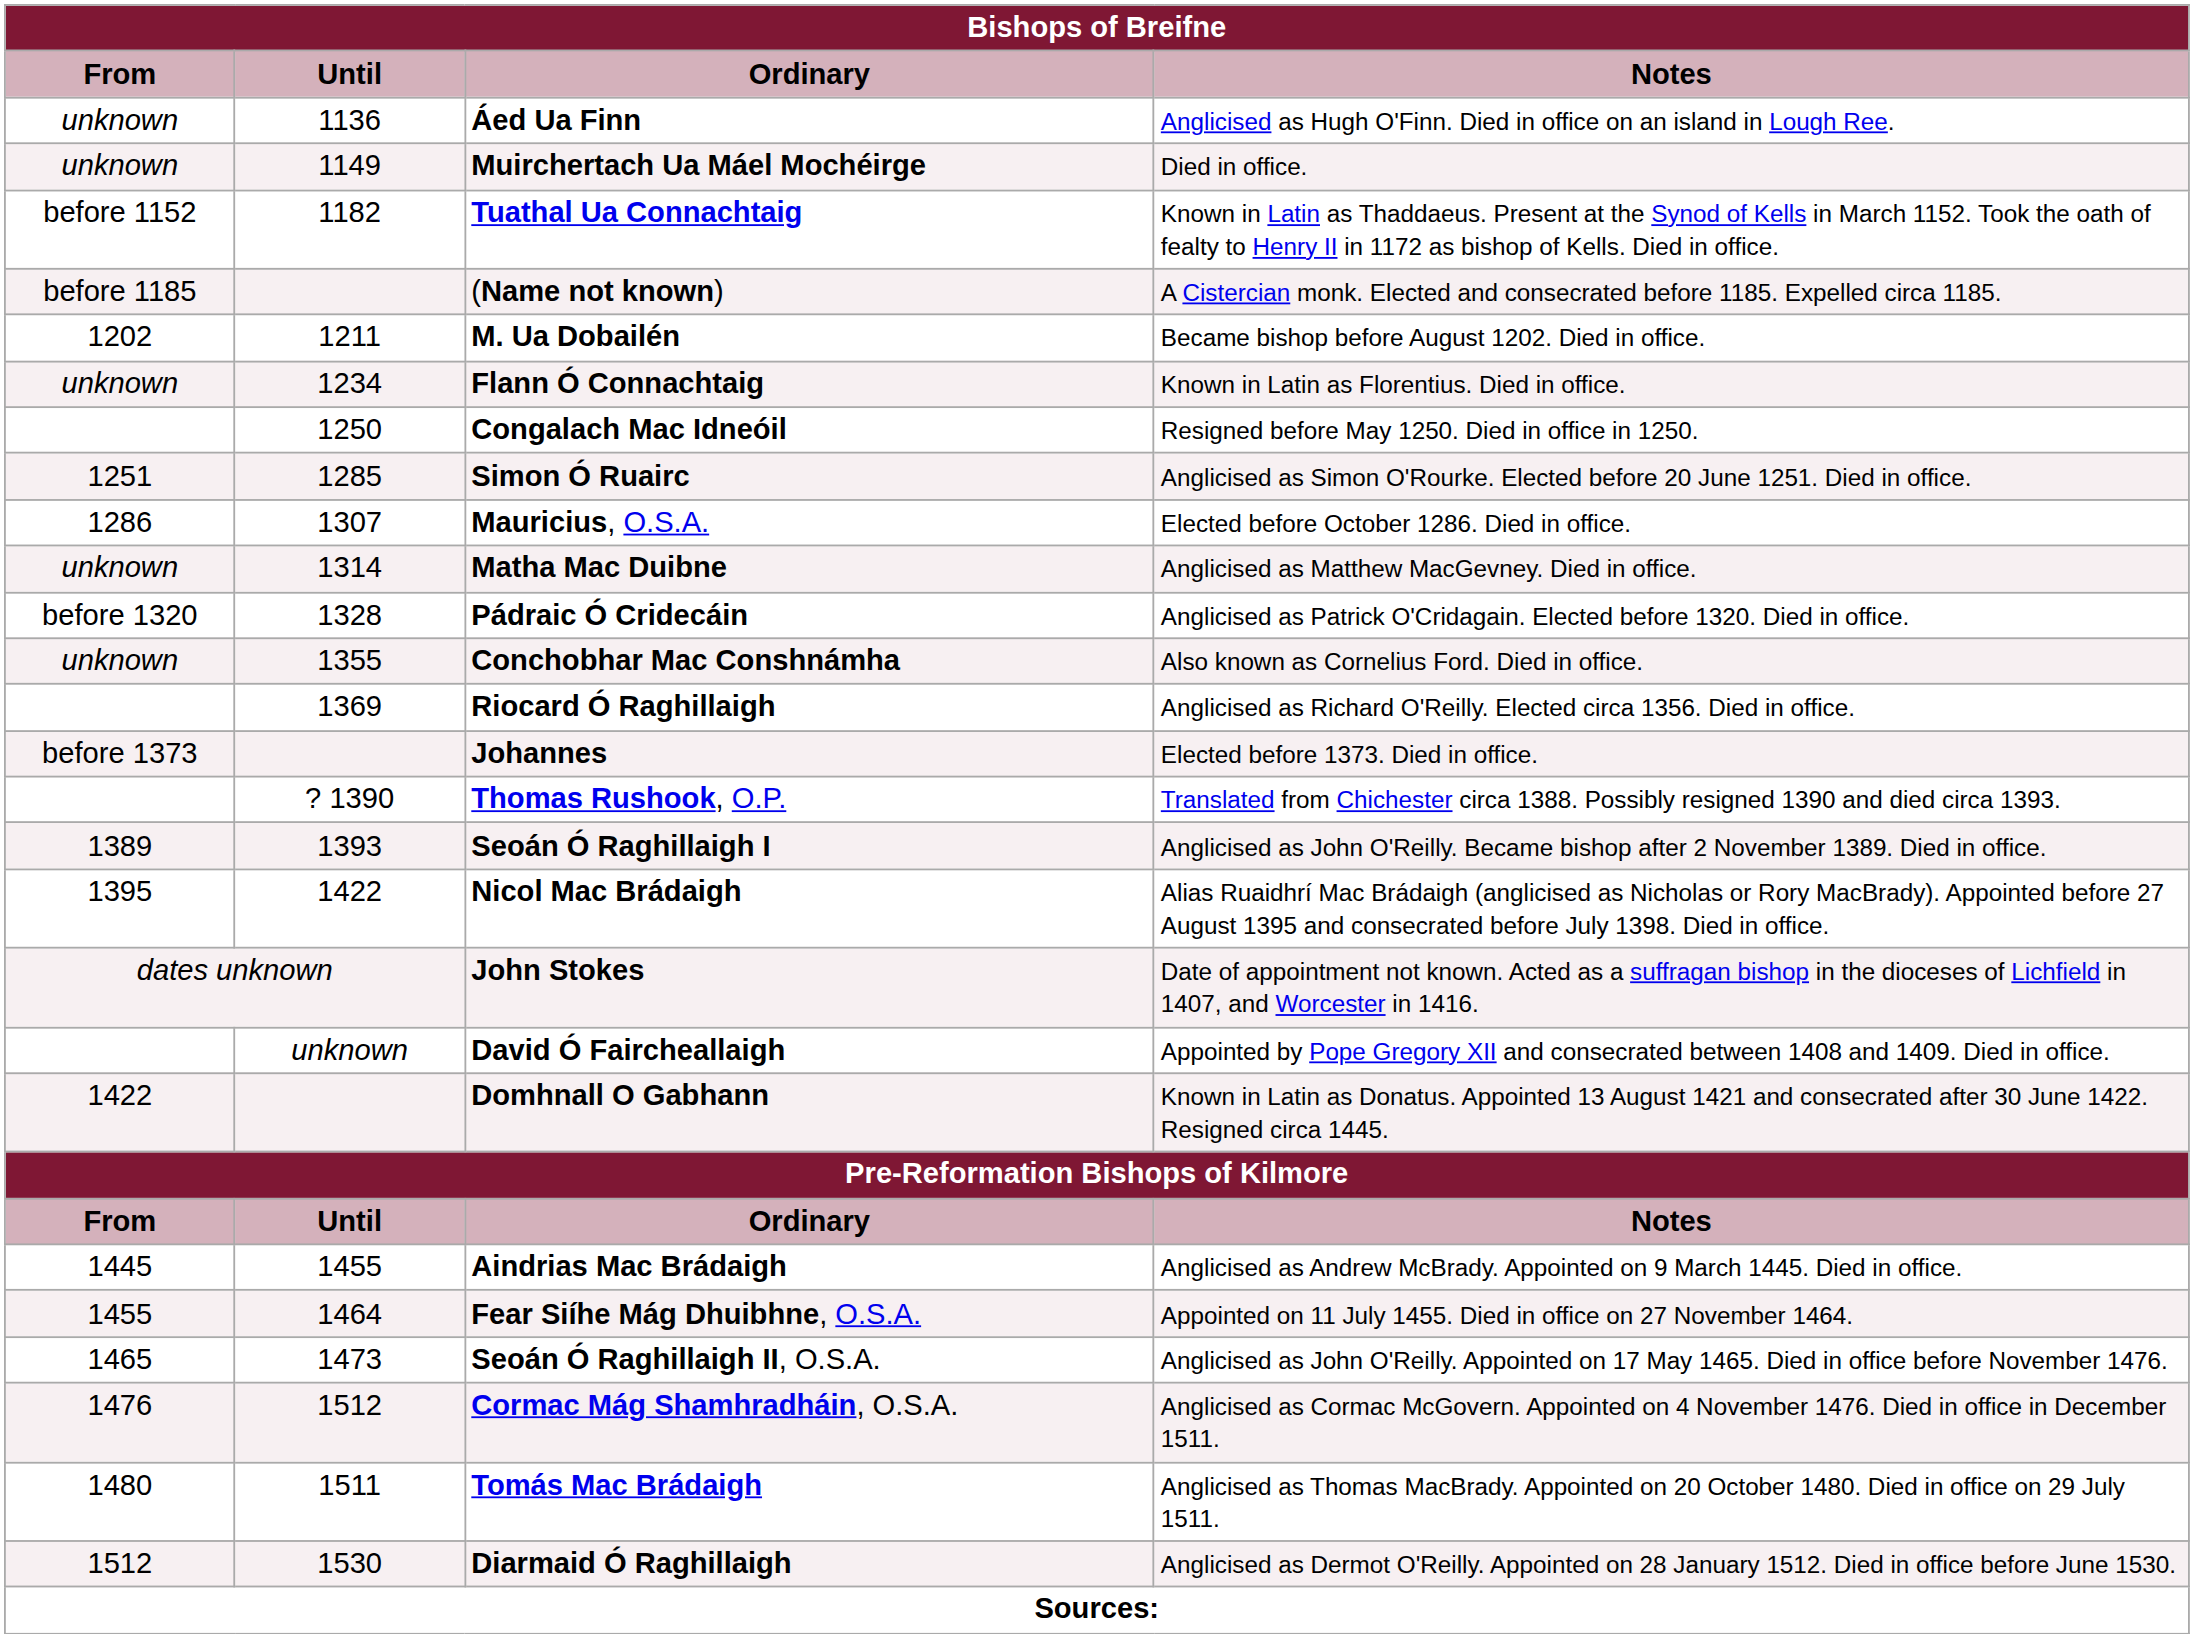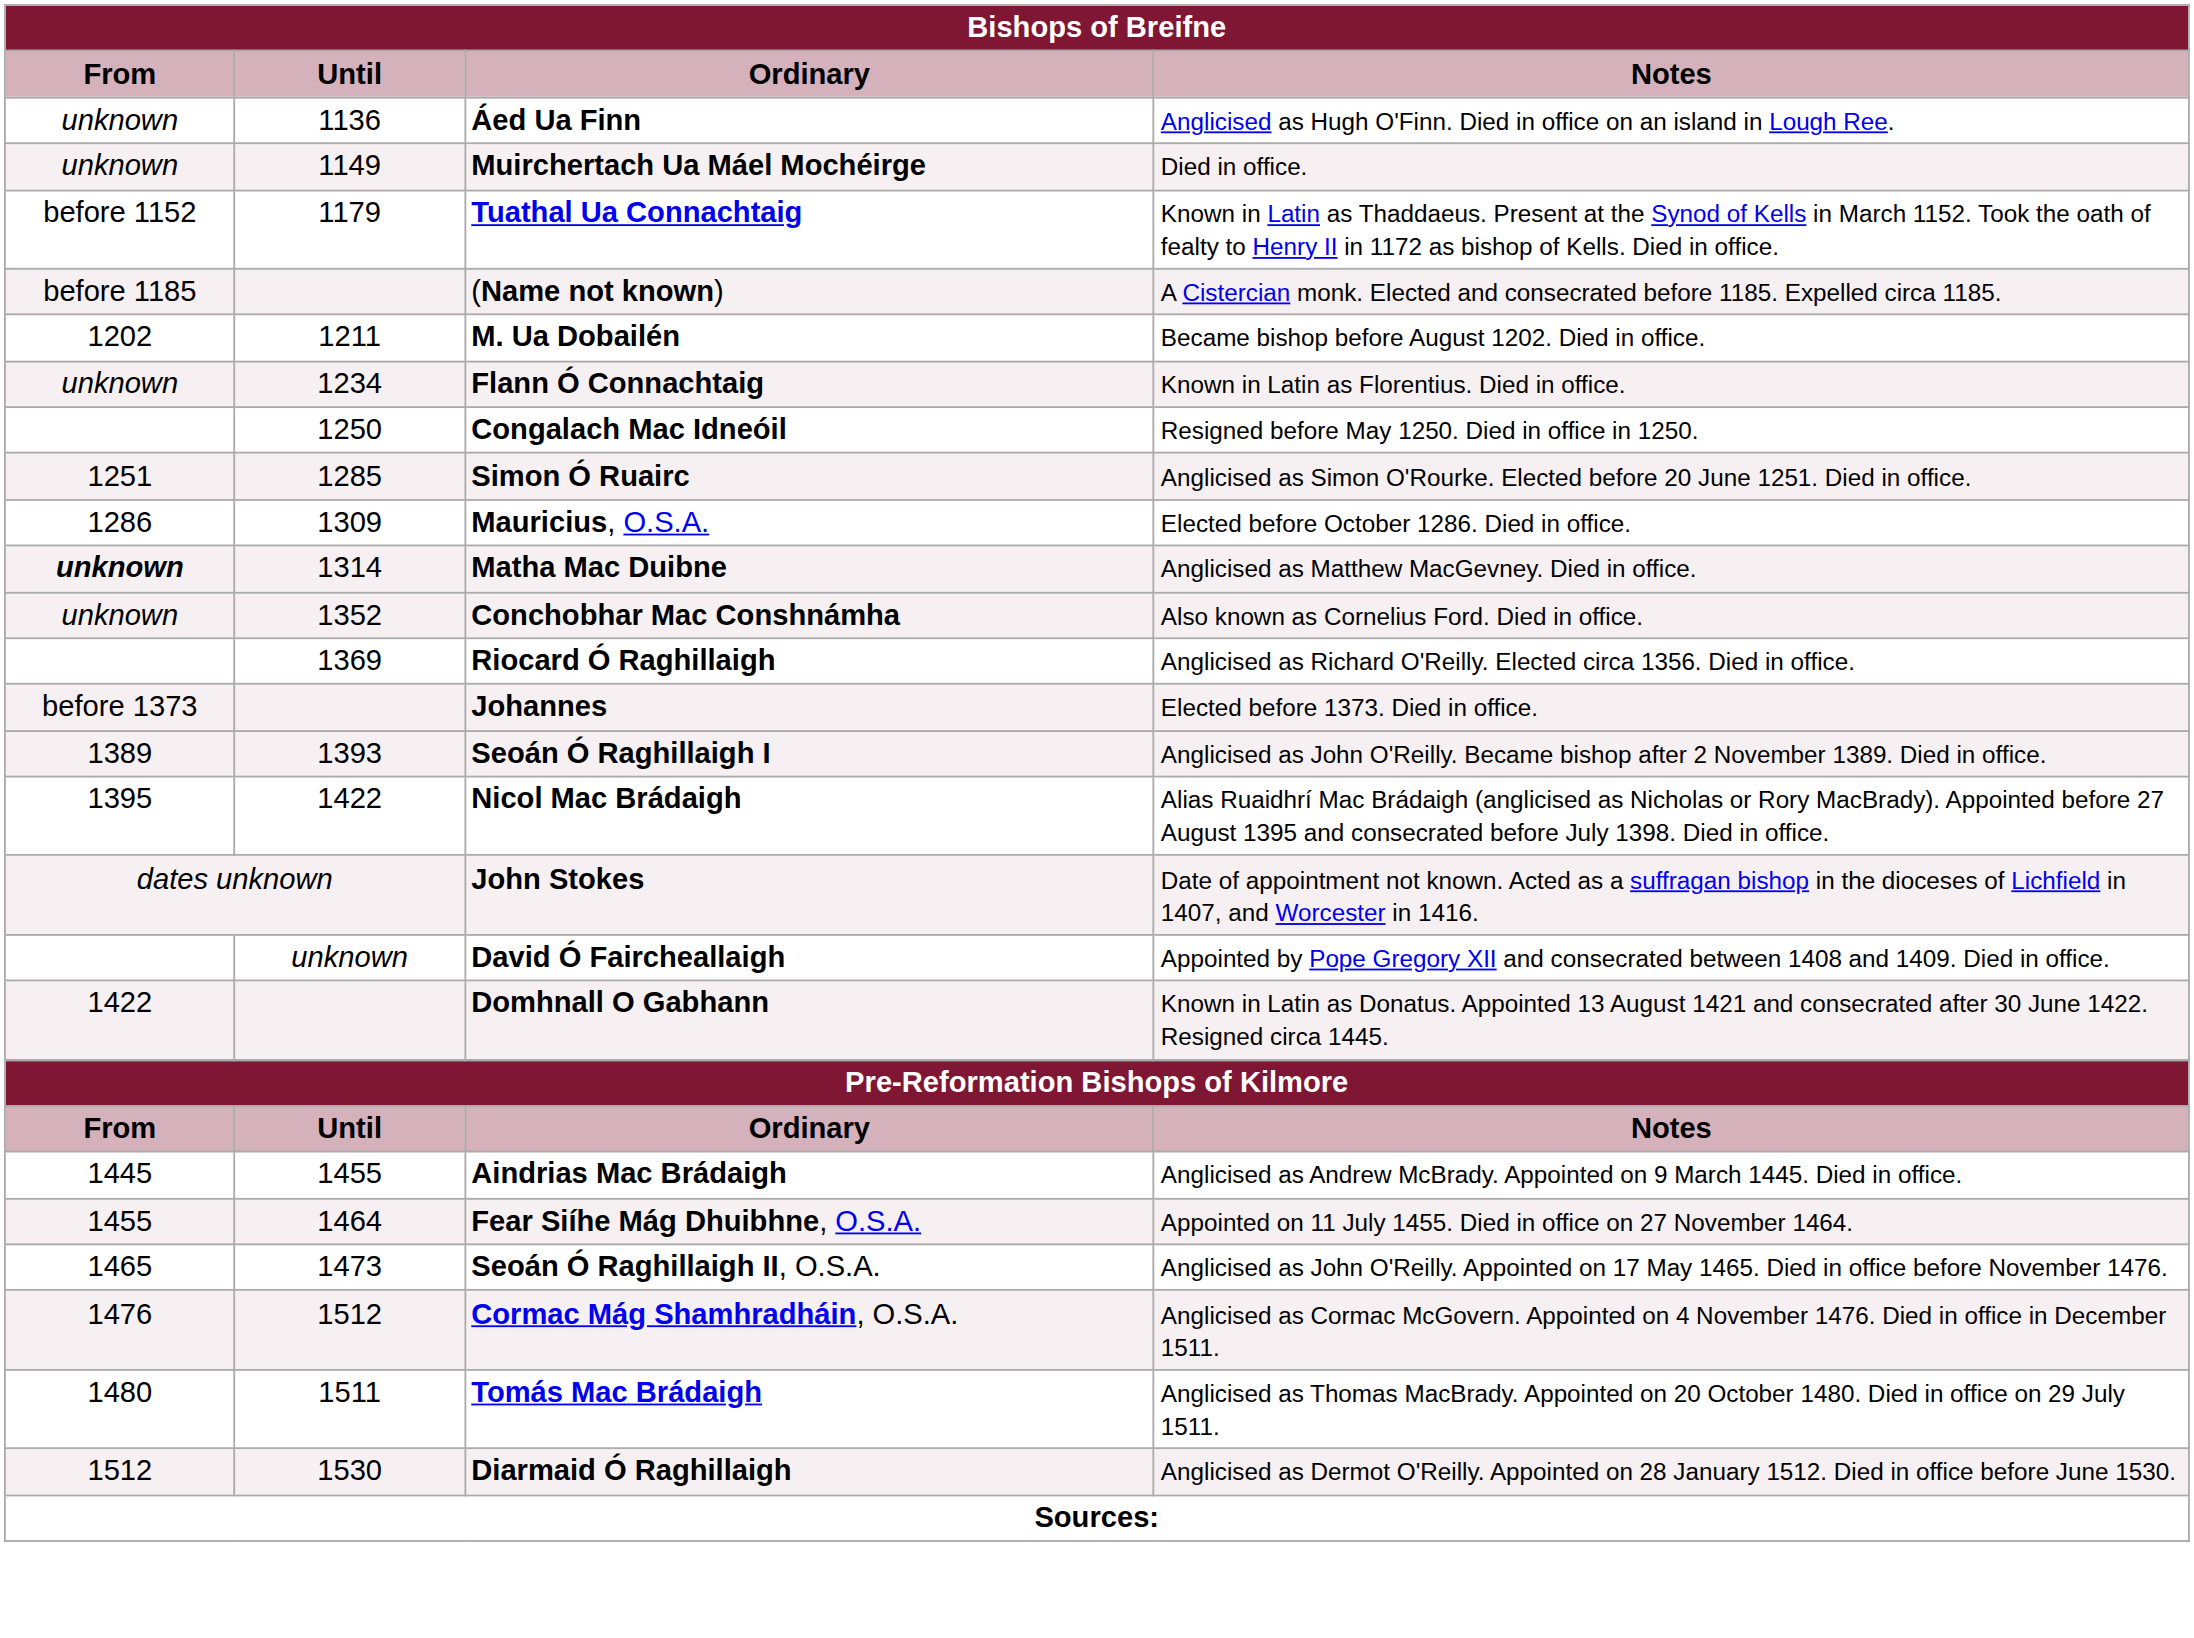(350, 212) 1182 -> (350, 212) 1179
(350, 522) 1307 -> (350, 522) 1309
(120, 568) normal -> (120, 568) bold
- row: (610, 614)
(350, 660) 1355 -> (350, 614) 1352
- row: (629, 799)
